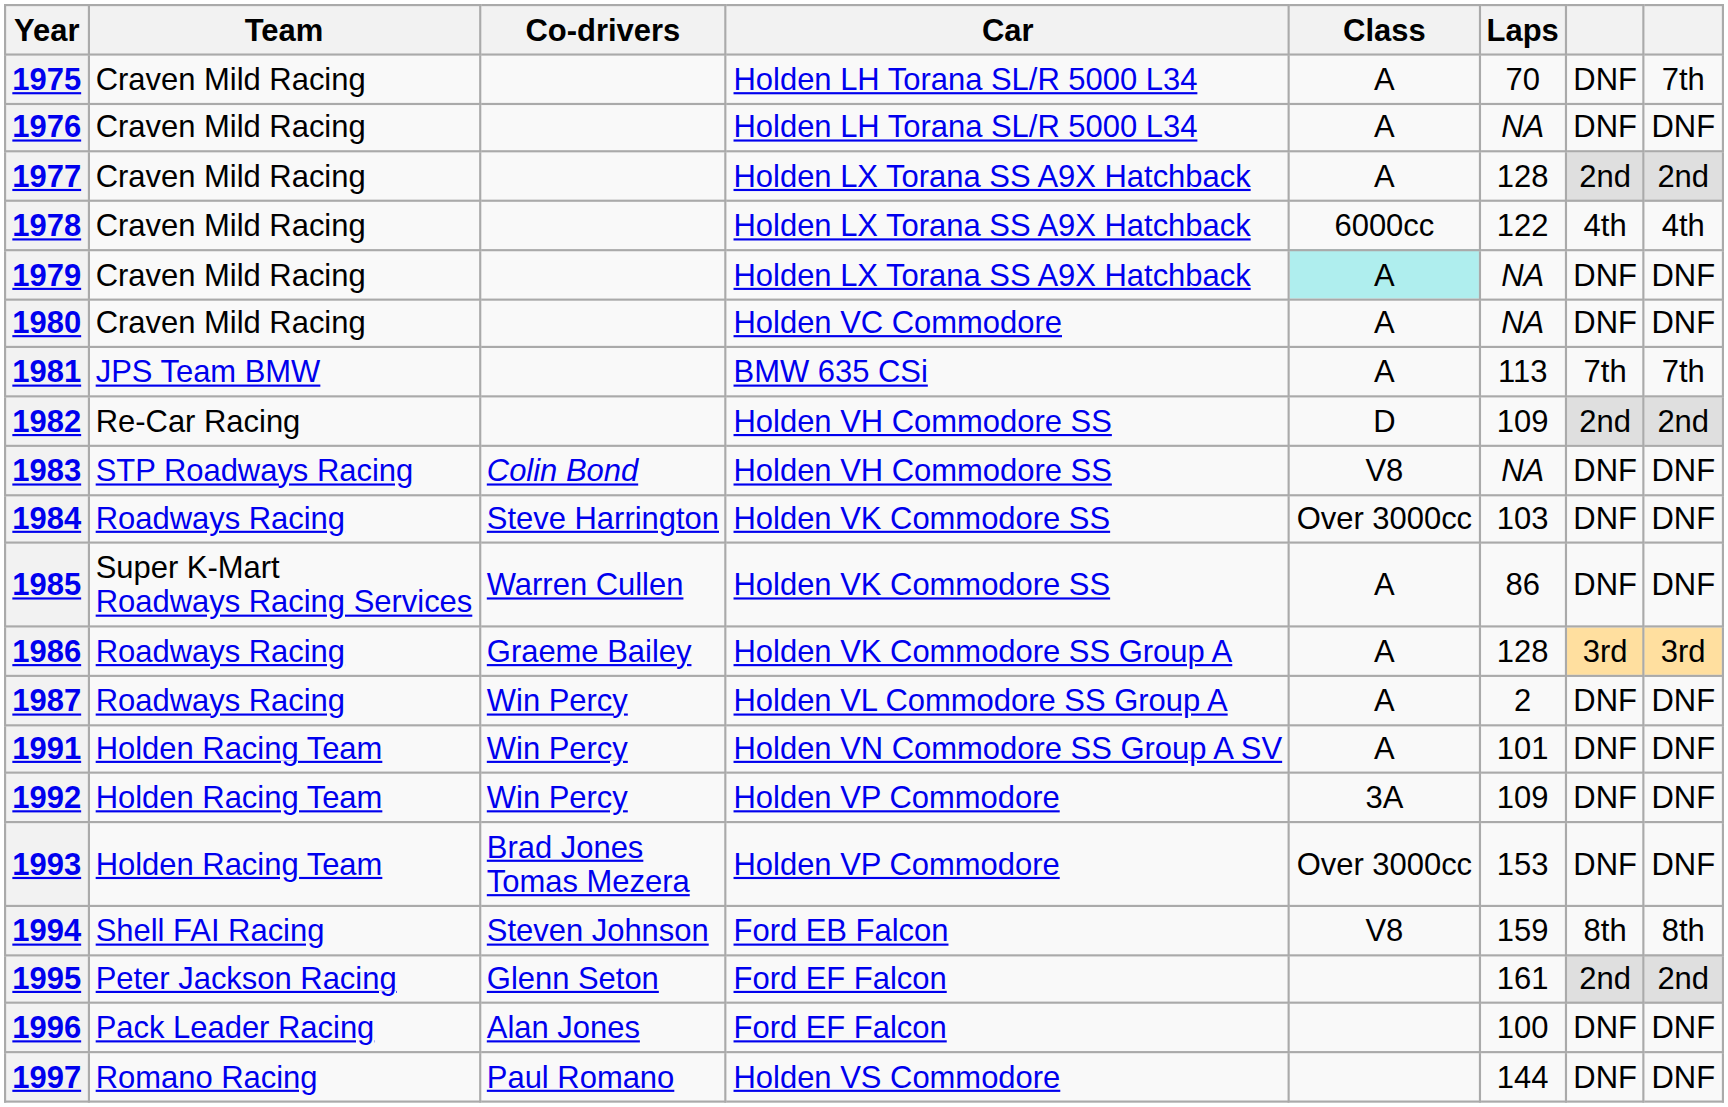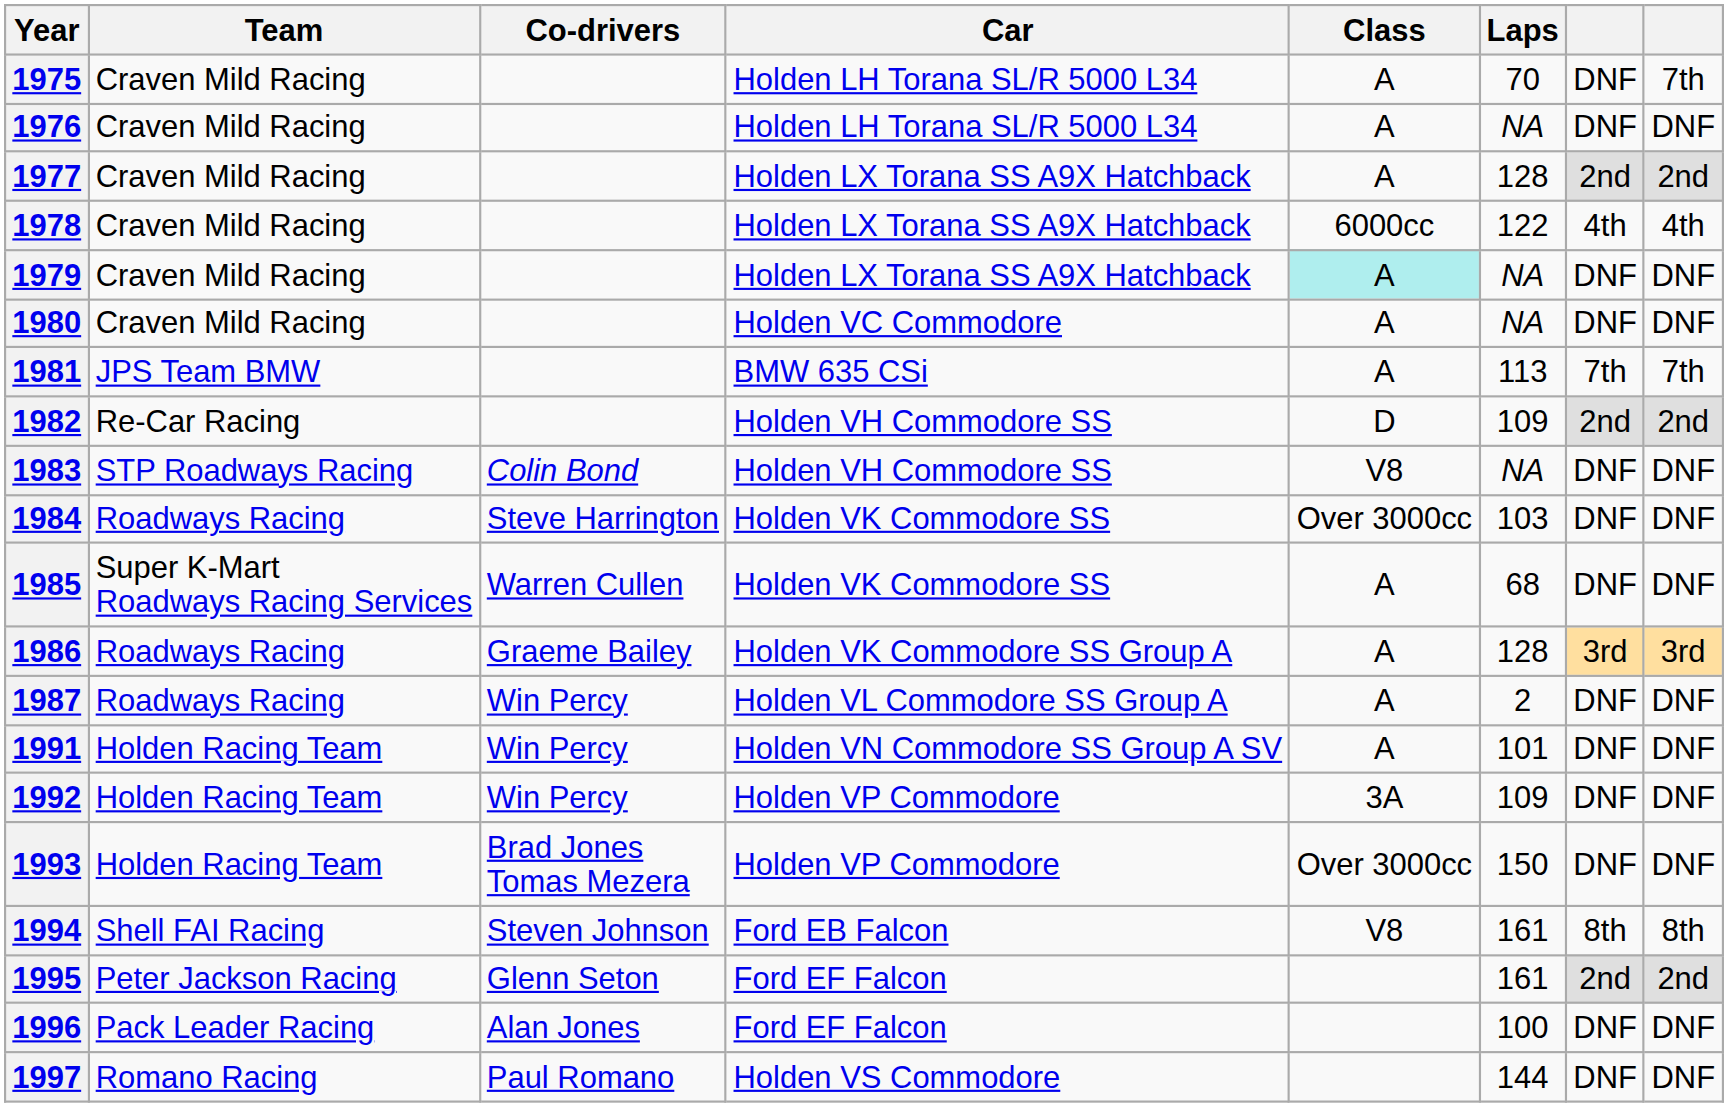(1523, 585) 86 -> (1523, 585) 68
(1523, 864) 153 -> (1523, 864) 150
(1523, 930) 159 -> (1523, 930) 161
